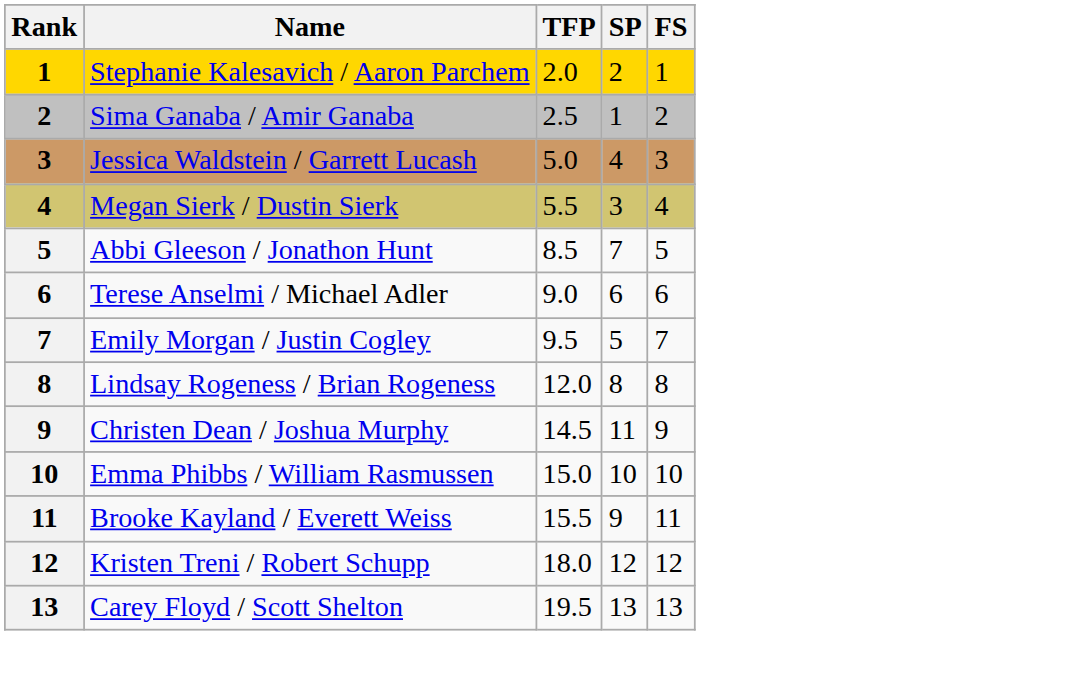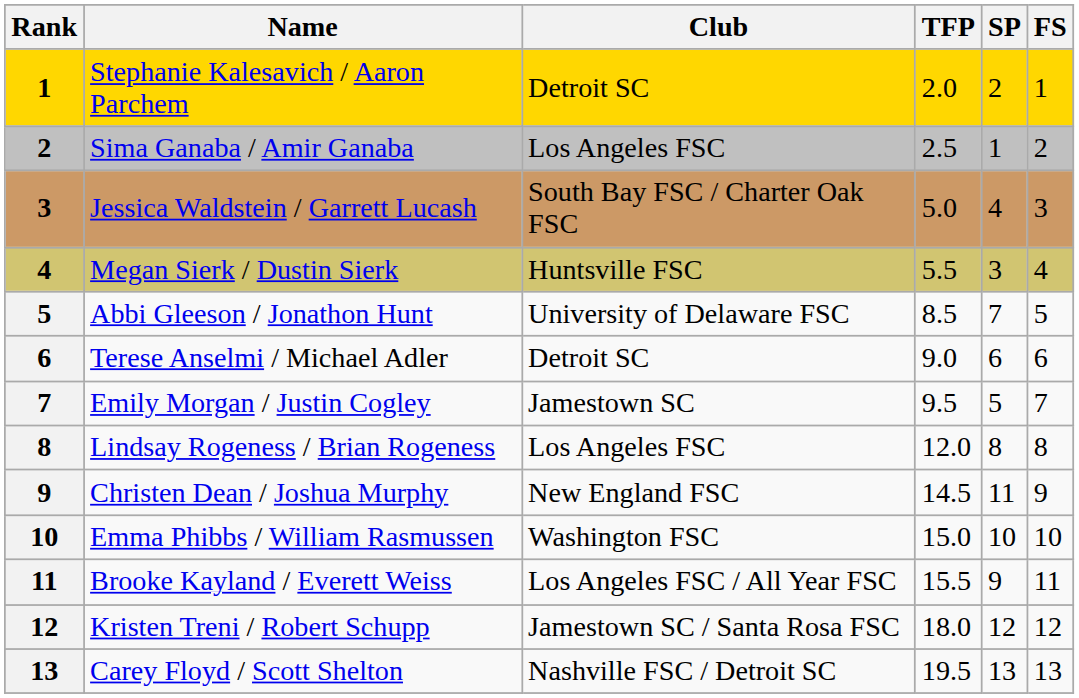+ column: (718, 26)
